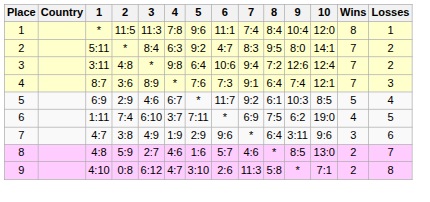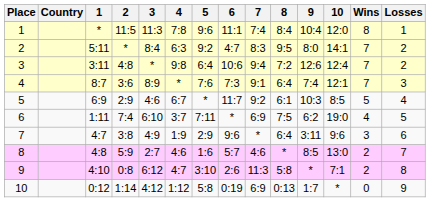+ row: (99, 188)
